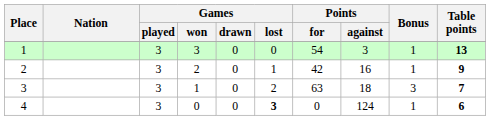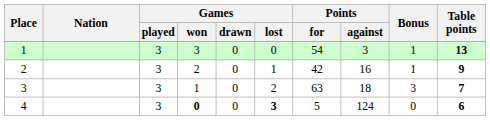(197, 106) normal -> (197, 106) bold
(317, 106) 0 -> (317, 106) 5
(413, 106) 1 -> (413, 106) 0
